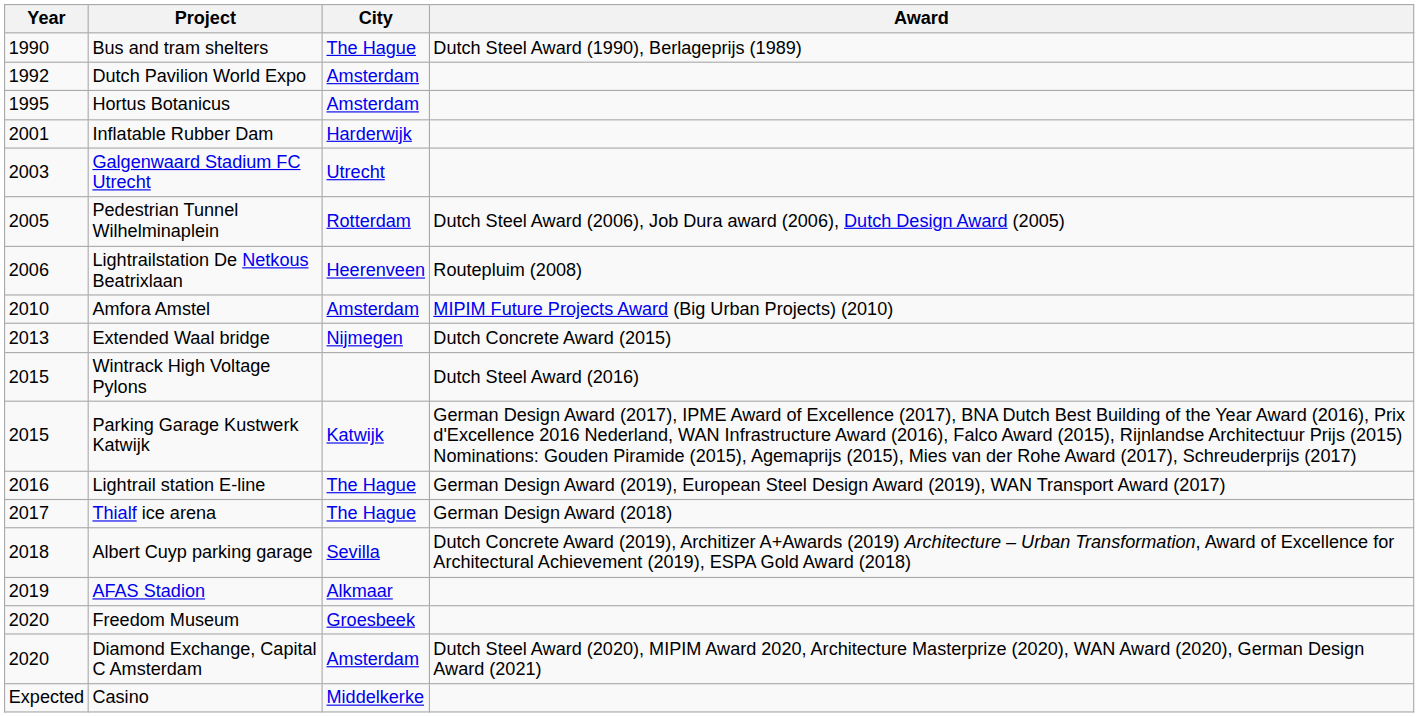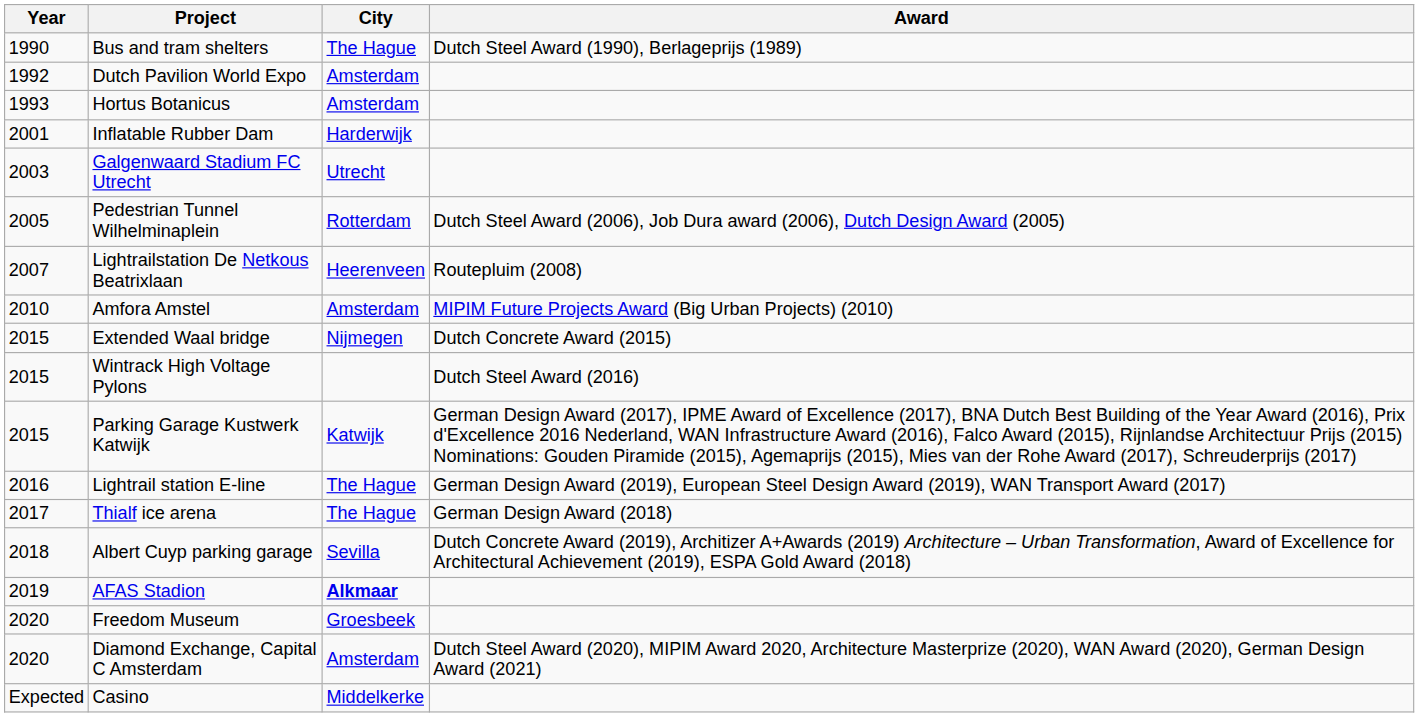(29, 104) 1995 -> (29, 104) 1993
(29, 270) 2006 -> (29, 270) 2007
(29, 337) 2013 -> (29, 337) 2015
(360, 591) normal -> (362, 591) bold
